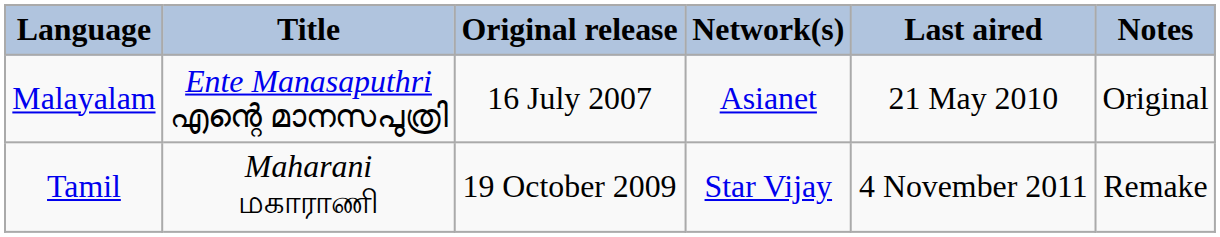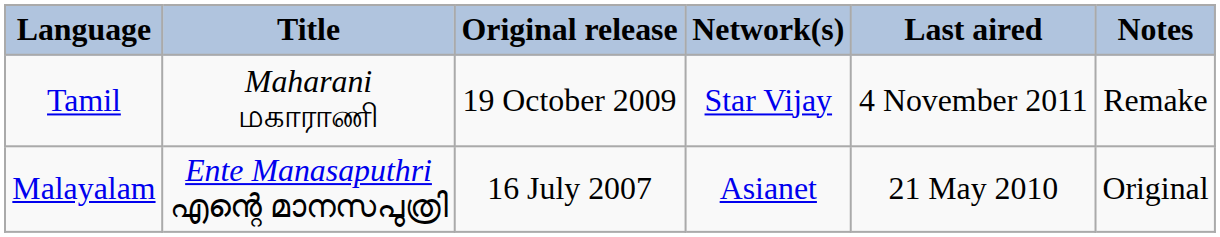rows swapped: (84, 98) <-> (84, 186)
